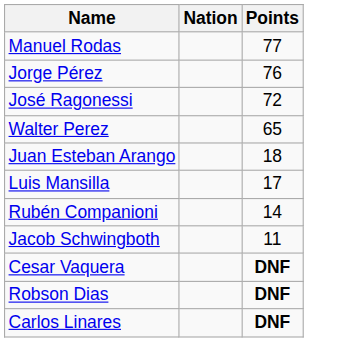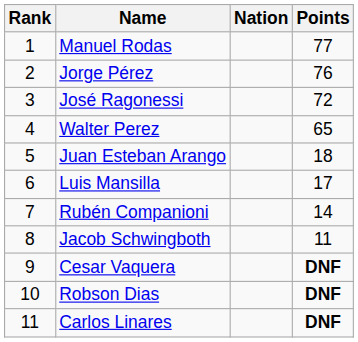+ column: (30, 18)
